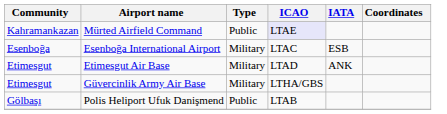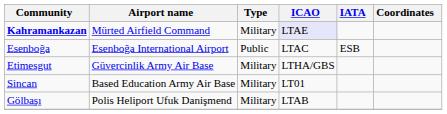(43, 30) normal -> (47, 30) bold
(243, 30) Public -> (258, 30) Military
(247, 48) Military -> (254, 48) Public
- row: (127, 65)
+ row: (163, 83)
(243, 100) Public -> (258, 100) Military
